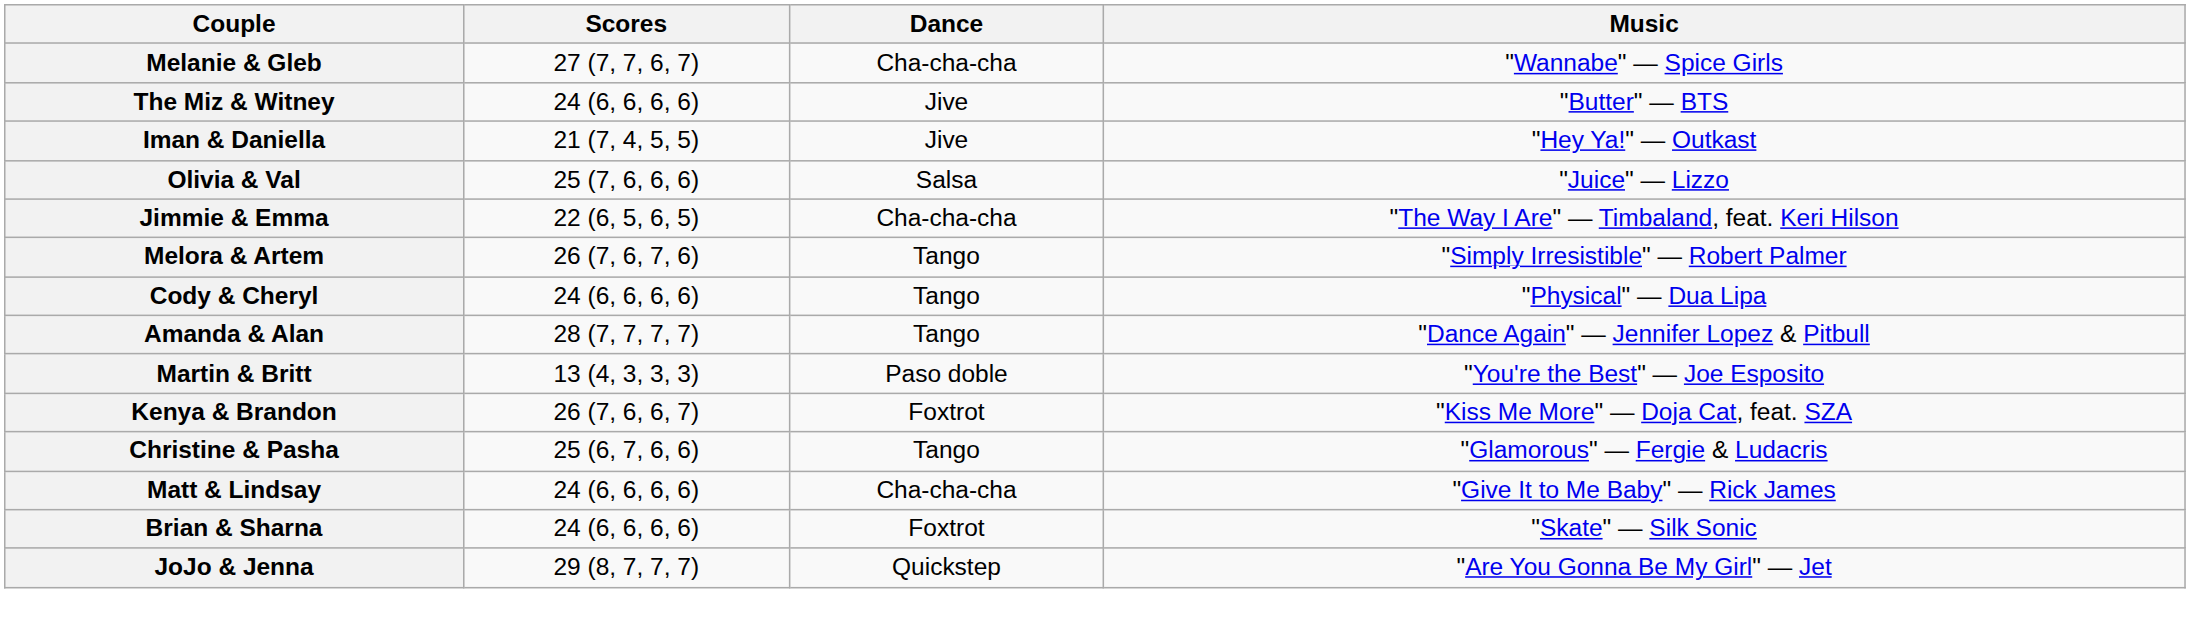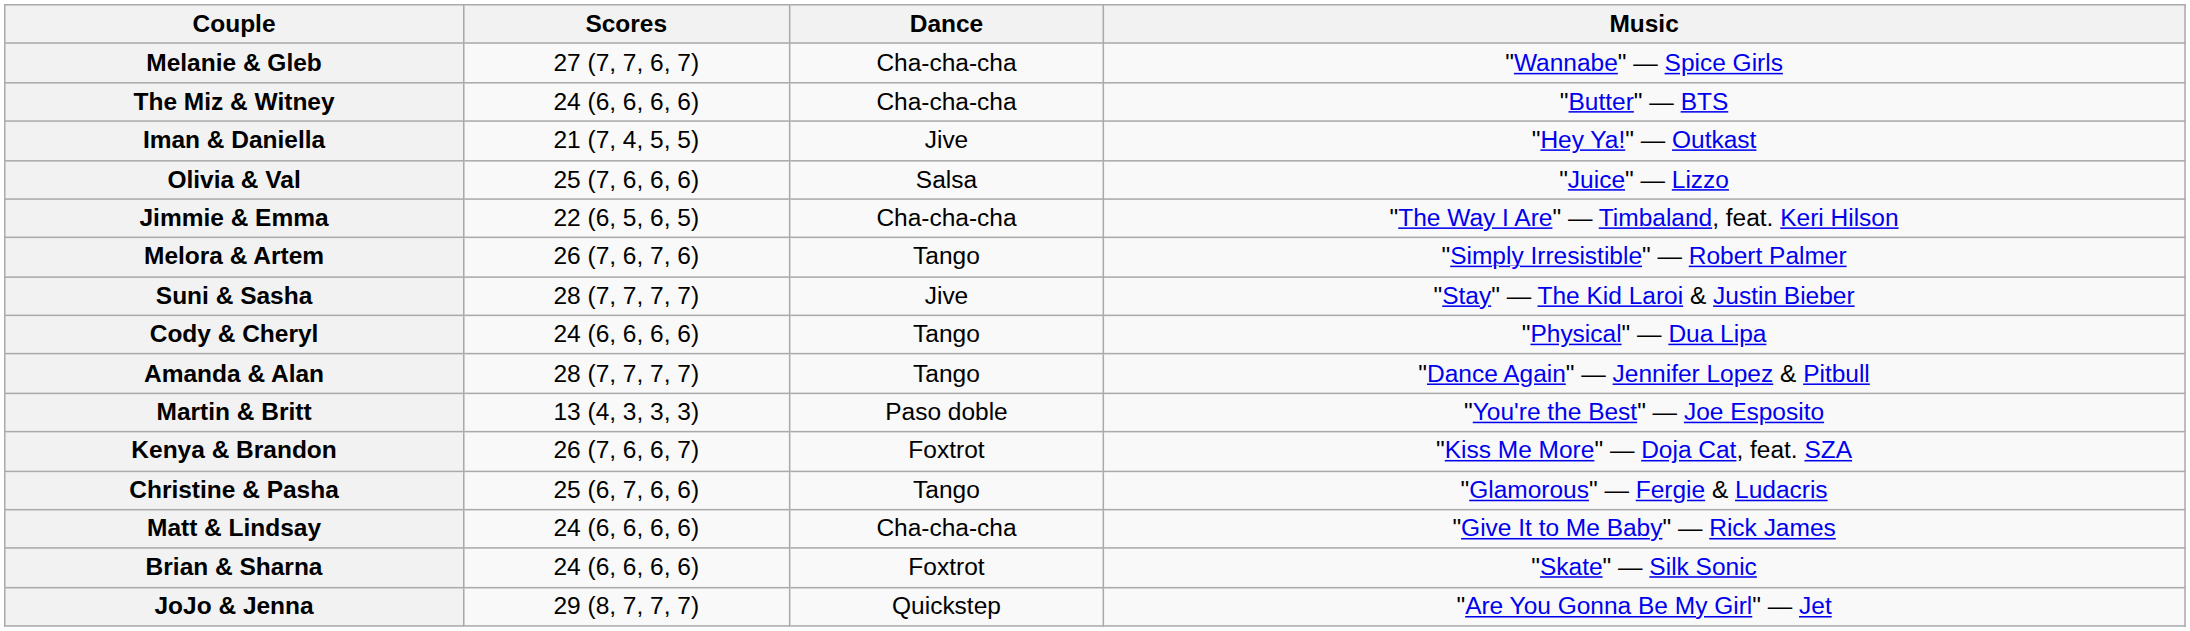(946, 101) Jive -> (946, 101) Cha-cha-cha
+ row: (234, 295)
